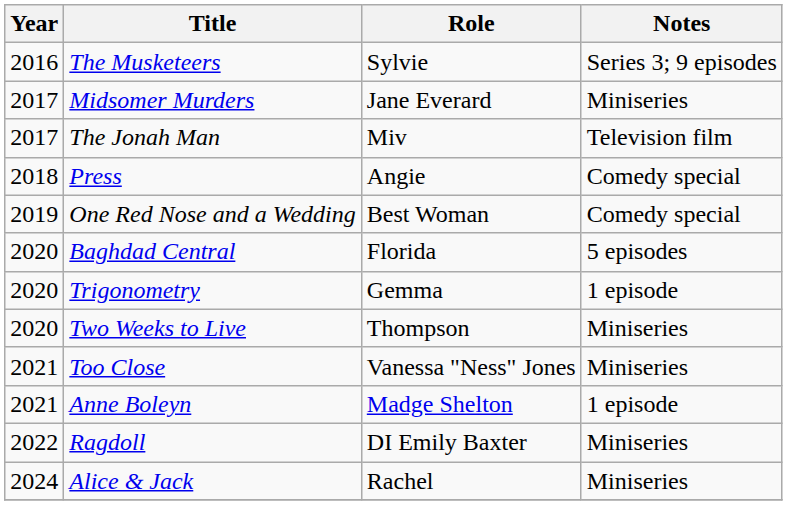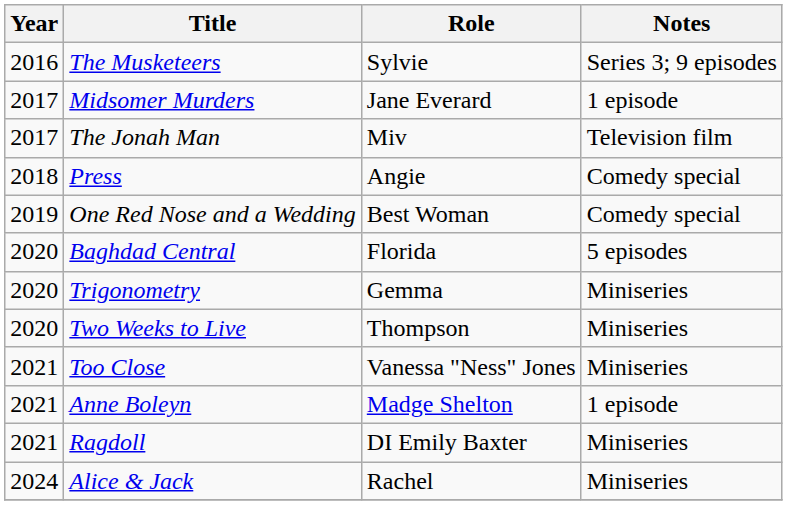(637, 99) Miniseries -> (632, 99) 1 episode
(632, 289) 1 episode -> (637, 289) Miniseries
(34, 442) 2022 -> (34, 442) 2021
